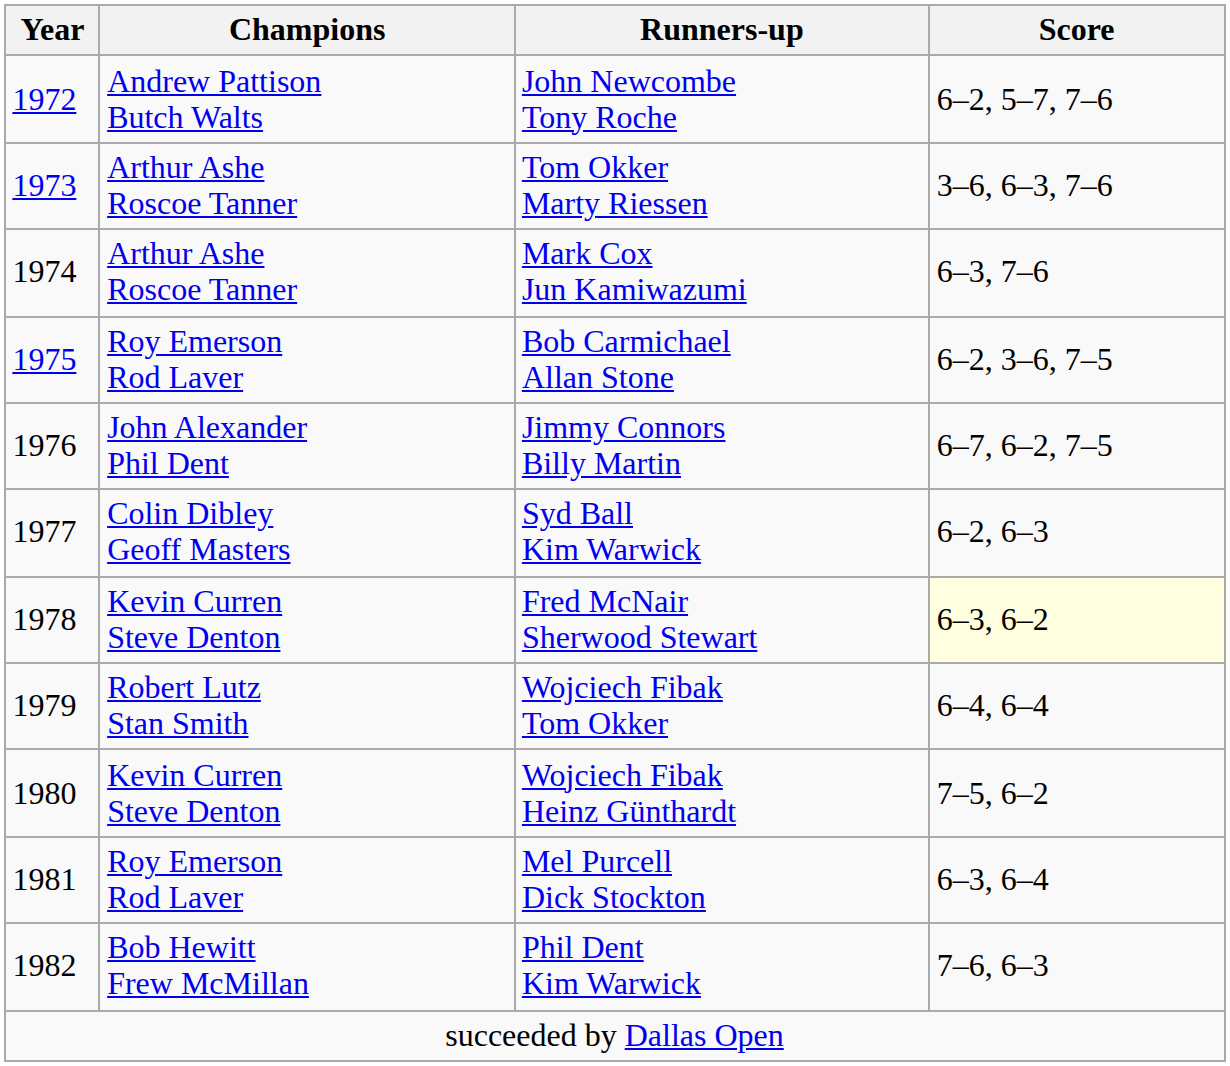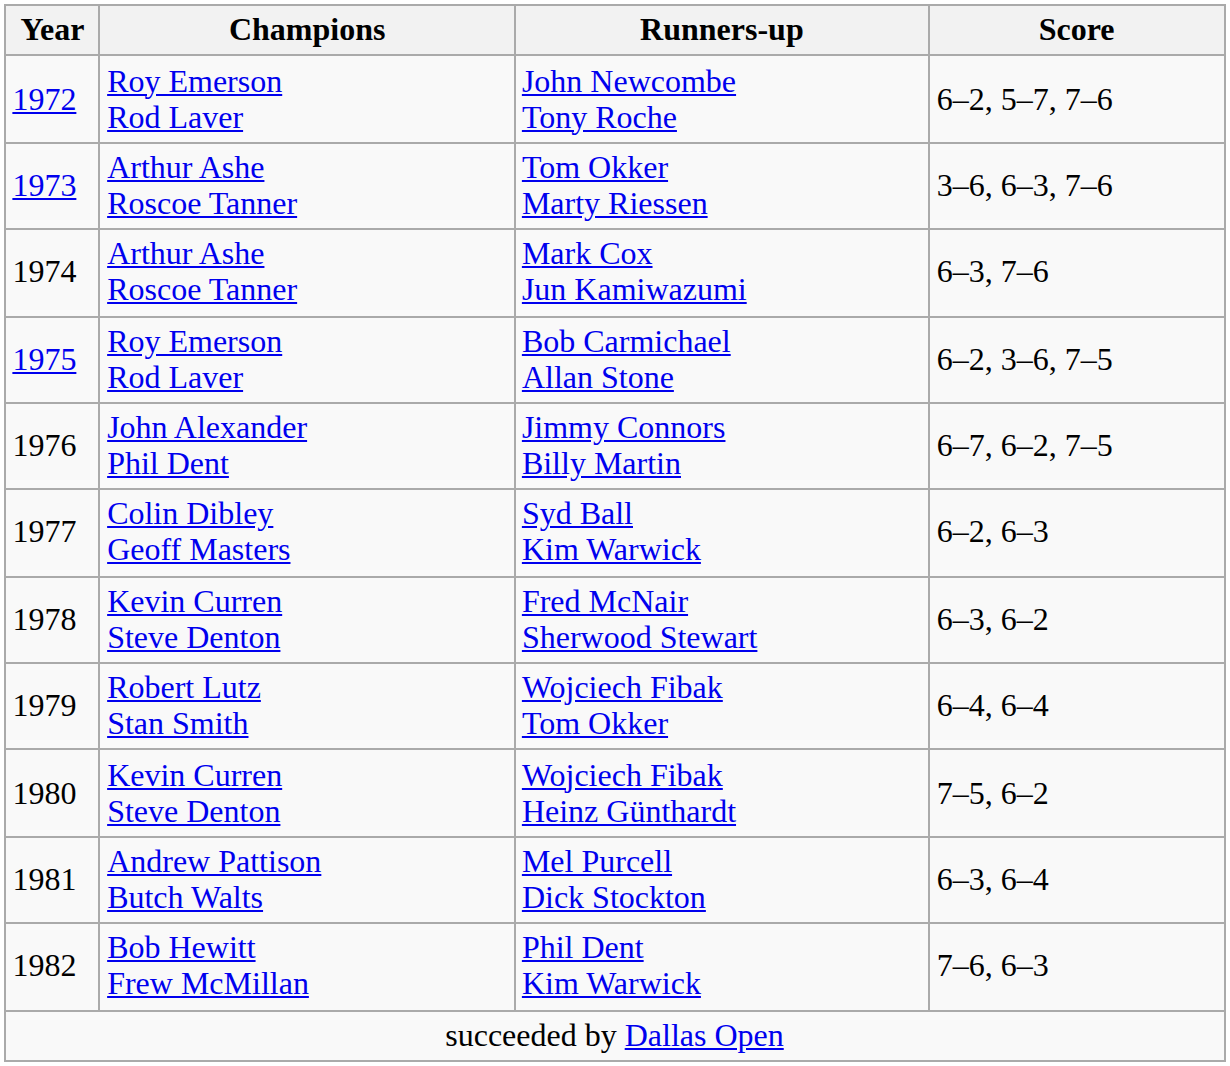(214, 98) Andrew Pattison Butch Walts -> (195, 98) Roy Emerson Rod Laver
(993, 619) lightyellow background -> (993, 619) no background
(195, 879) Roy Emerson Rod Laver -> (214, 879) Andrew Pattison Butch Walts
